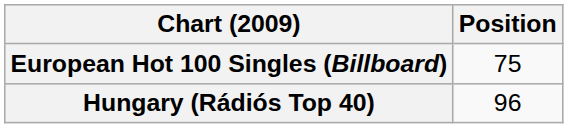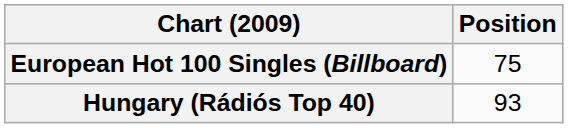(508, 102) 96 -> (508, 102) 93
